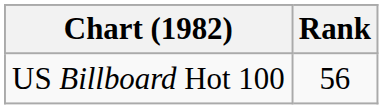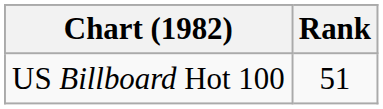(335, 77) 56 -> (335, 77) 51
